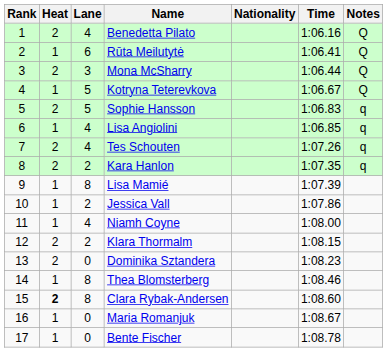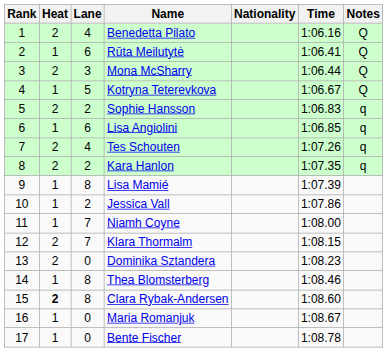(88, 109) 5 -> (88, 109) 2
(88, 128) 4 -> (88, 128) 6
(88, 223) 4 -> (88, 223) 7
(88, 242) 2 -> (88, 242) 7
